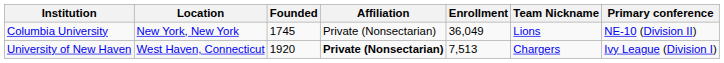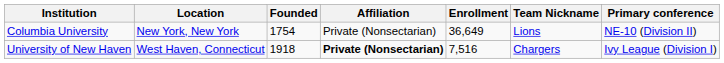(282, 31) 1745 -> (282, 31) 1754
(466, 31) 36,049 -> (466, 31) 36,649
(282, 49) 1920 -> (282, 49) 1918
(463, 49) 7,513 -> (463, 49) 7,516
